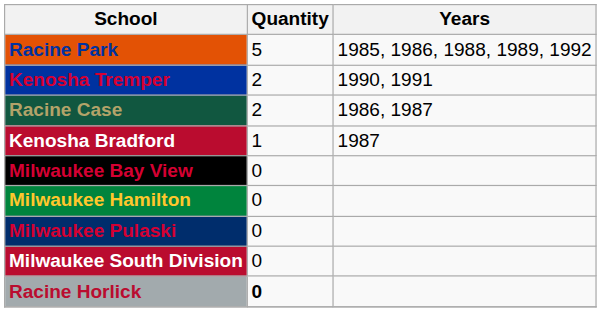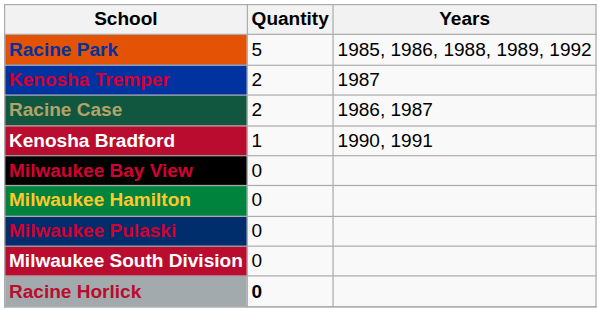(385, 79) 1990, 1991 -> (359, 79) 1987
(359, 140) 1987 -> (385, 140) 1990, 1991
